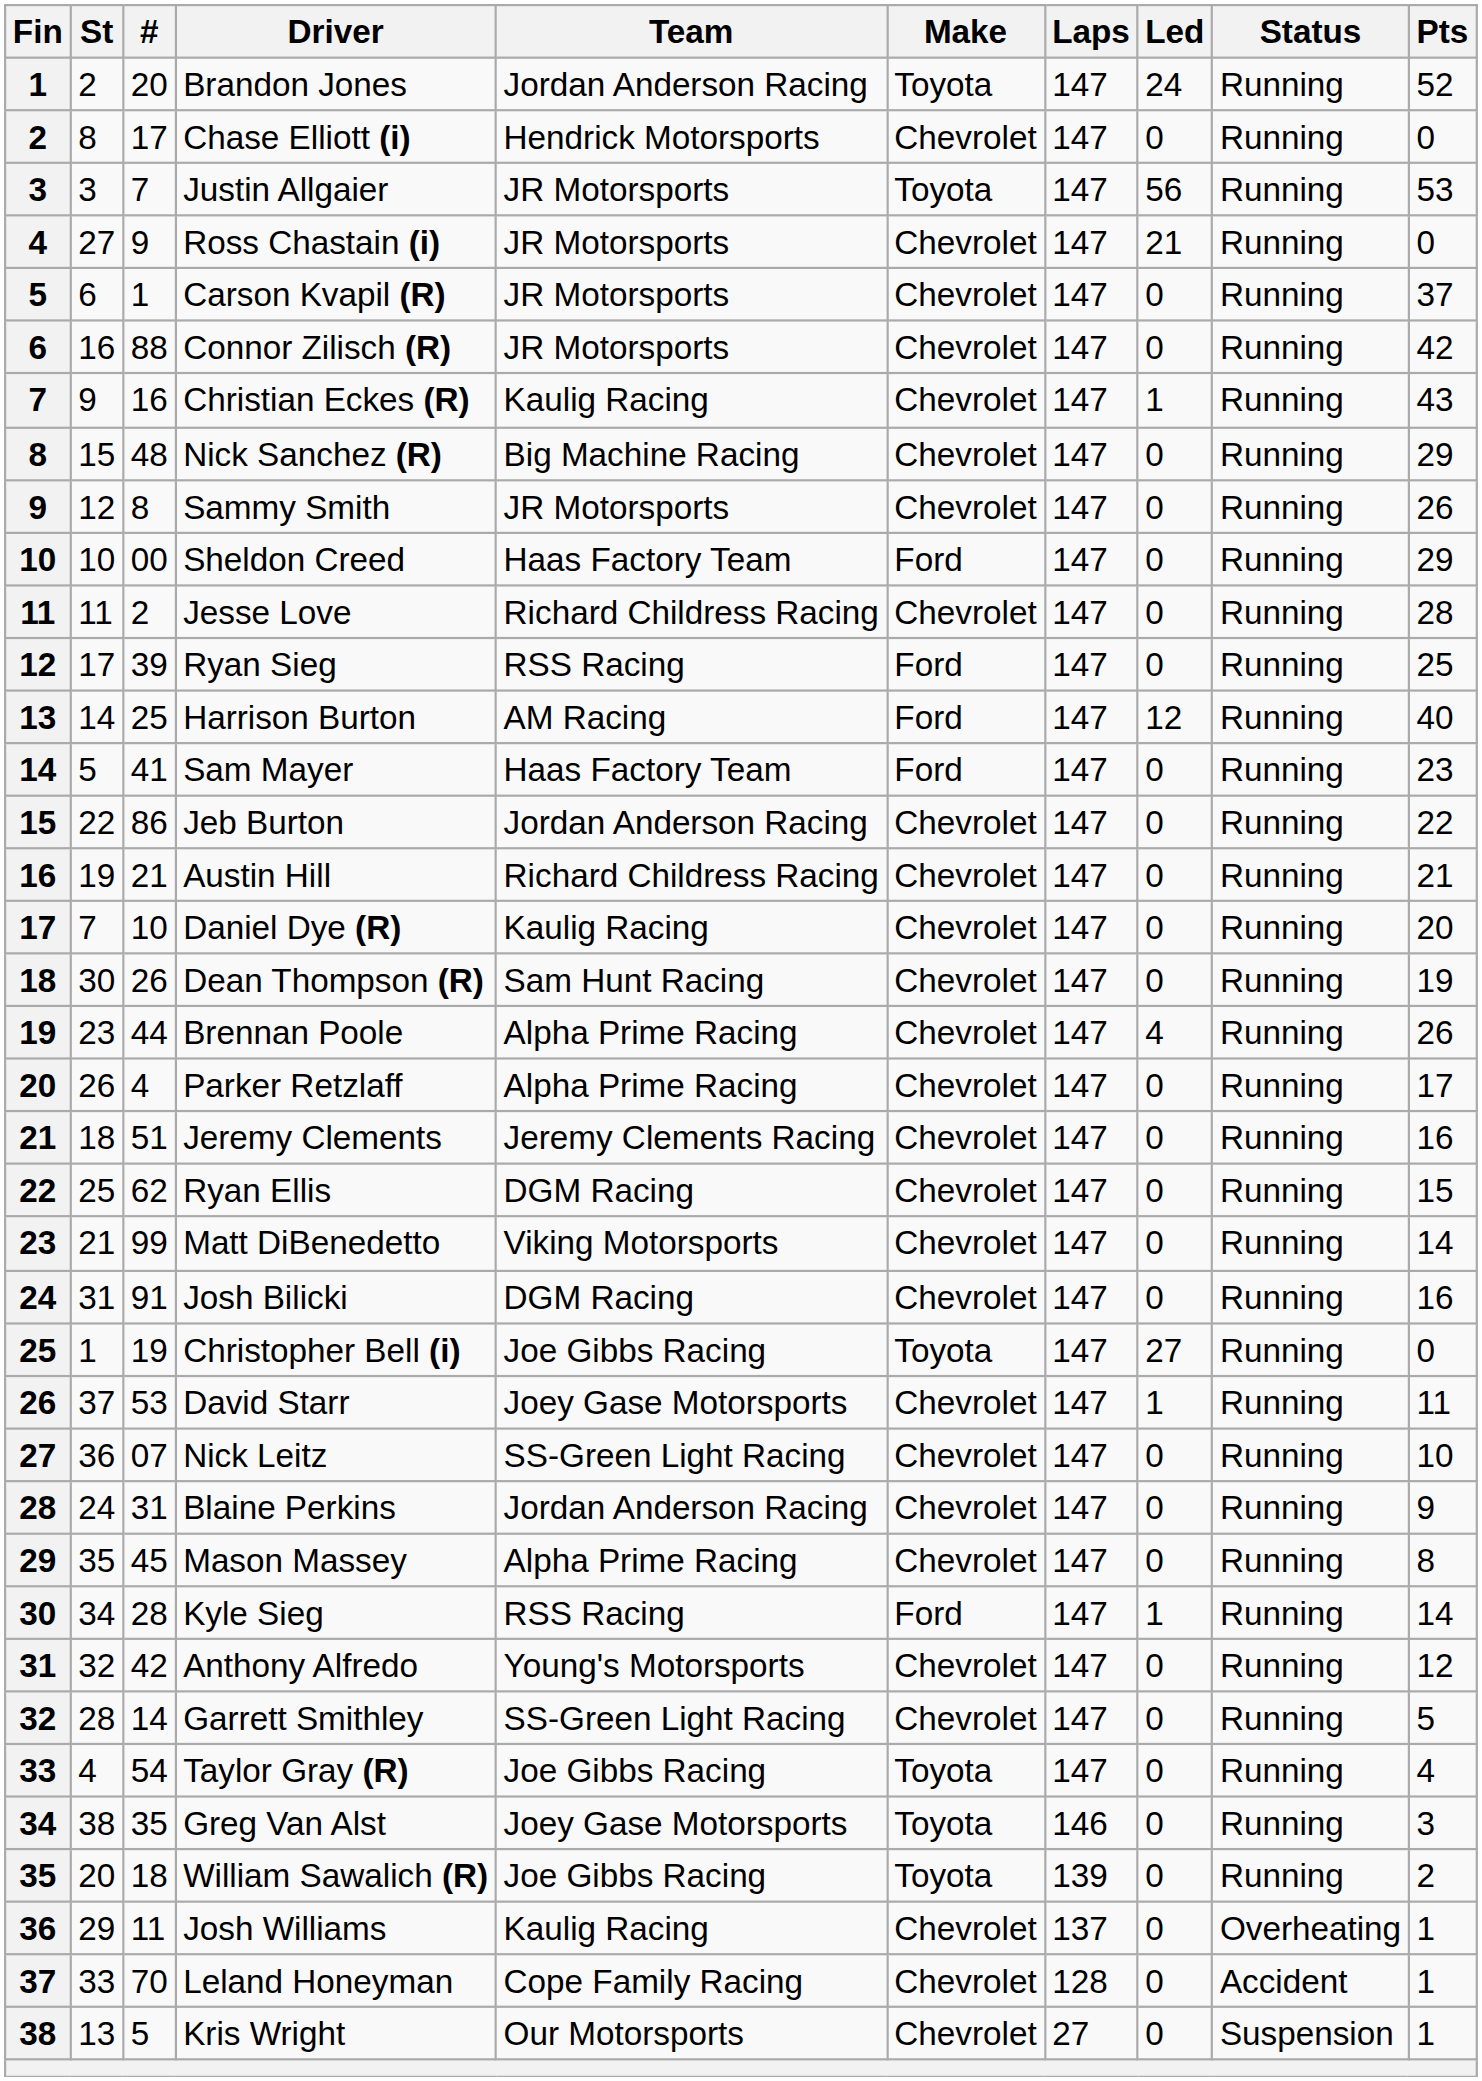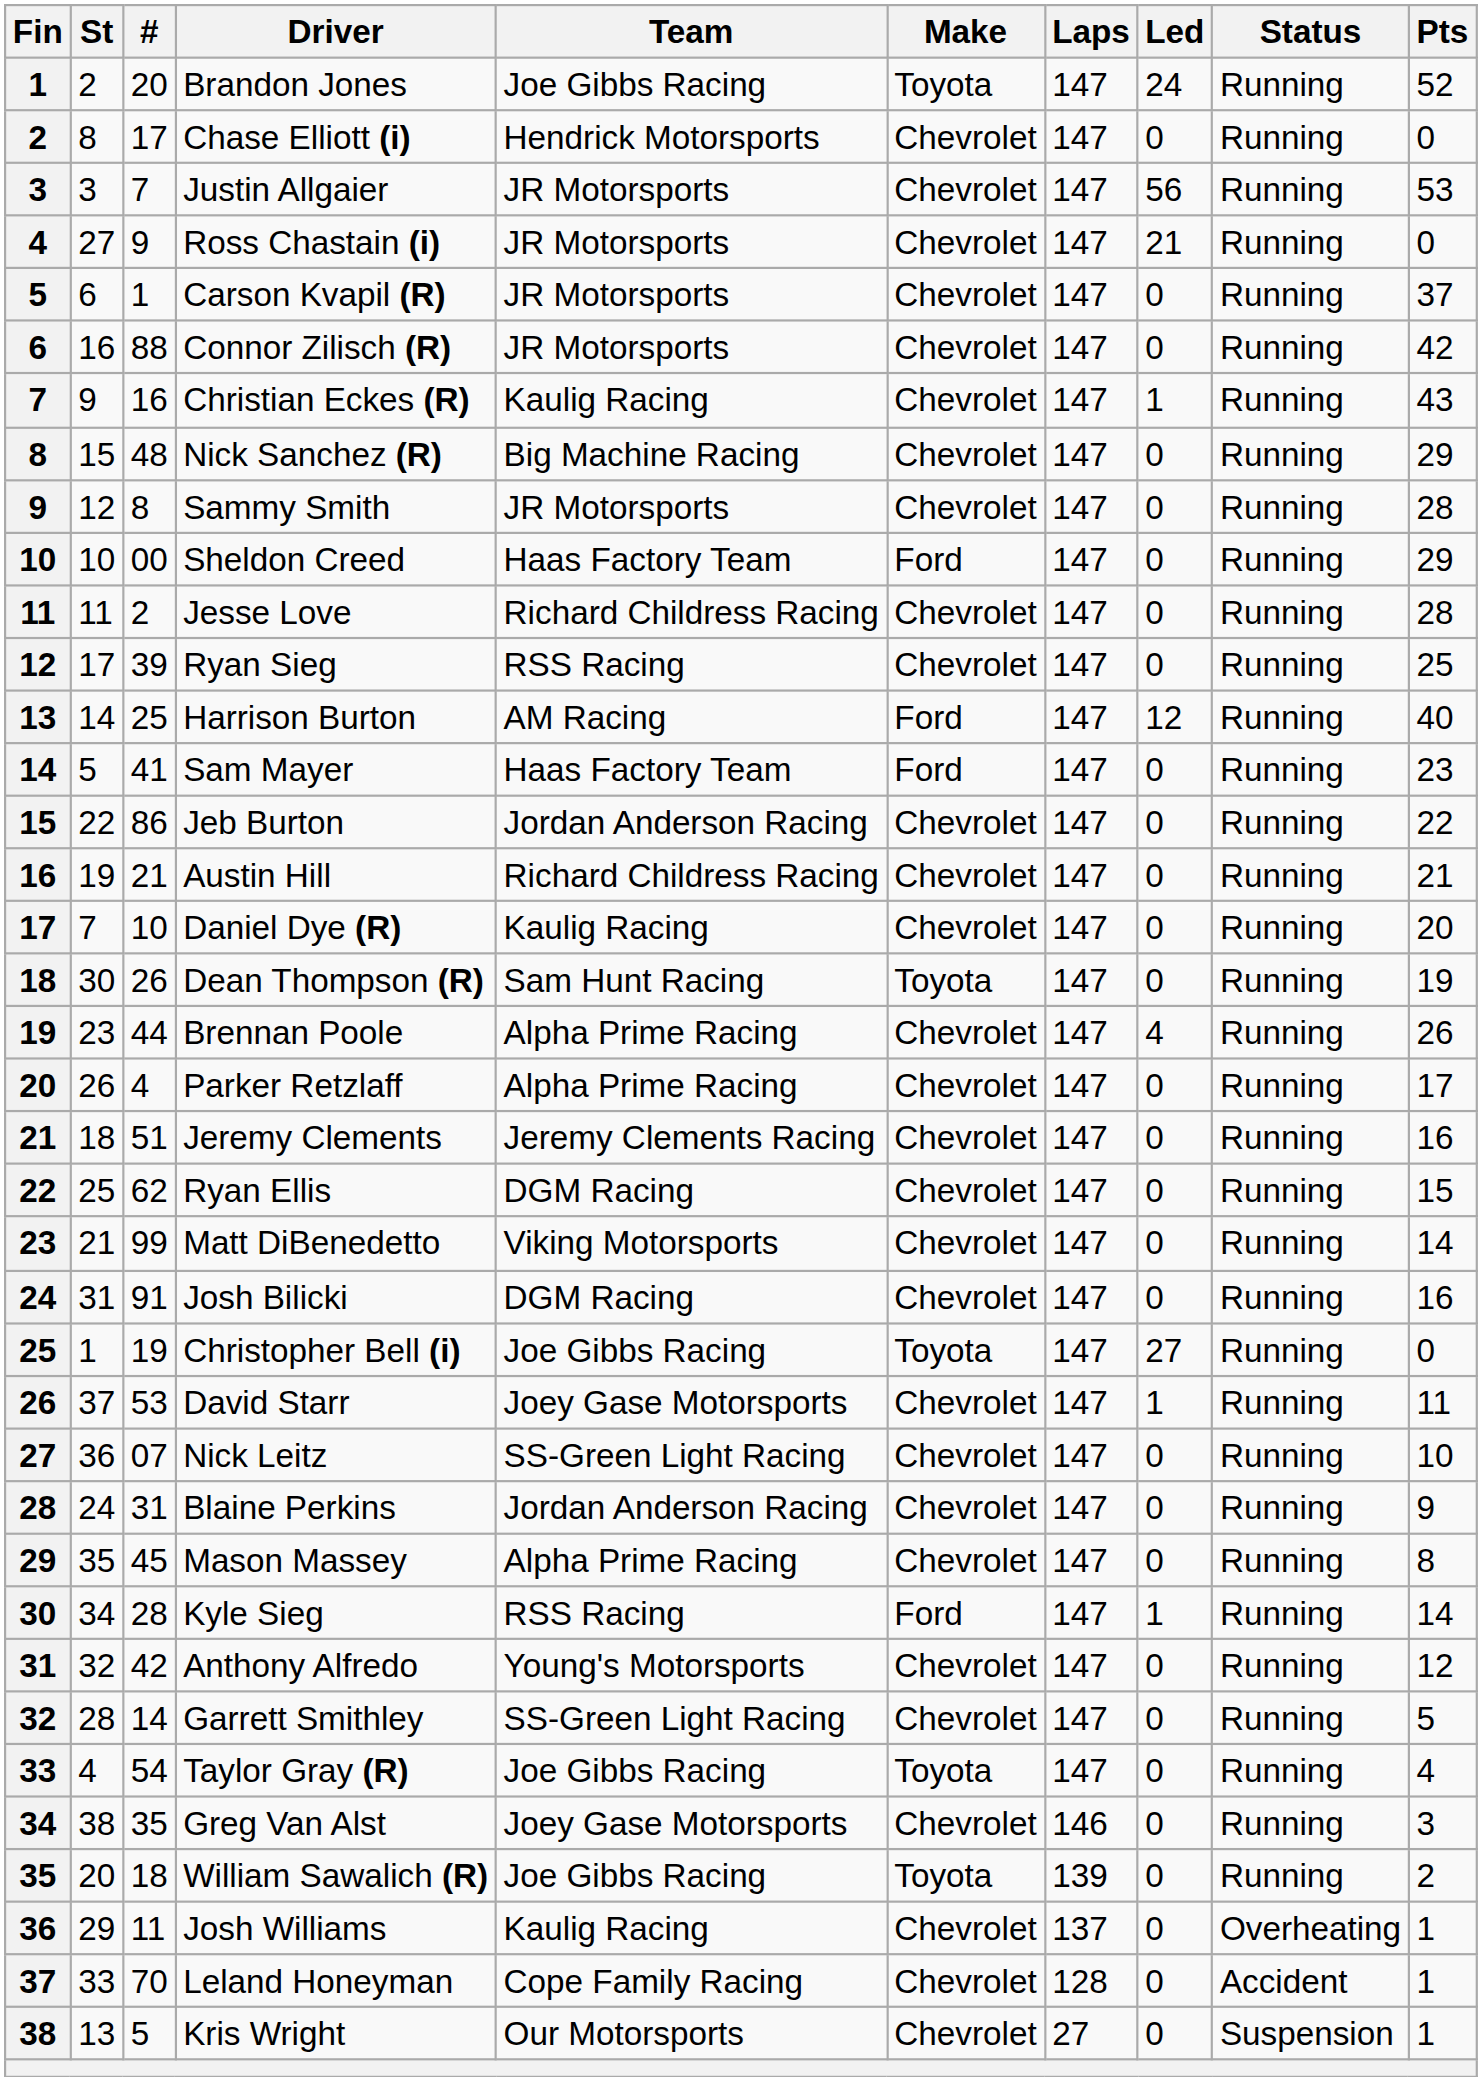(686, 84) Jordan Anderson Racing -> (635, 84) Joe Gibbs Racing
(943, 190) Toyota -> (966, 190) Chevrolet
(1435, 506) 26 -> (1435, 506) 28
(929, 664) Ford -> (966, 664) Chevrolet
(966, 980) Chevrolet -> (943, 980) Toyota
(943, 1823) Toyota -> (966, 1823) Chevrolet
